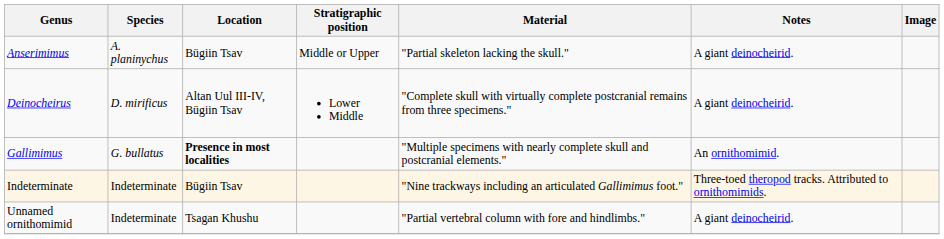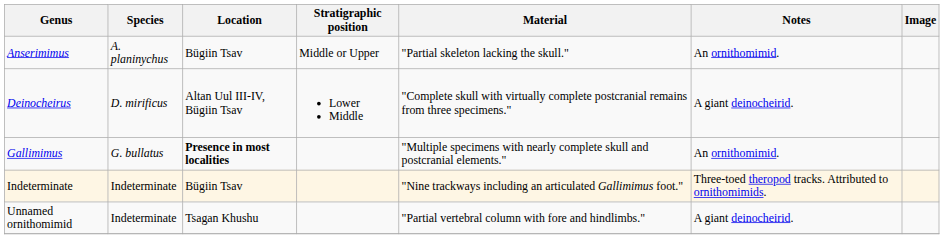(744, 52) A giant deinocheirid. -> (737, 52) An ornithomimid.
